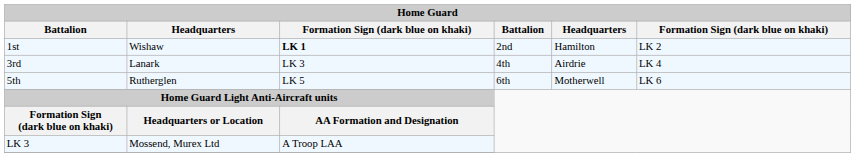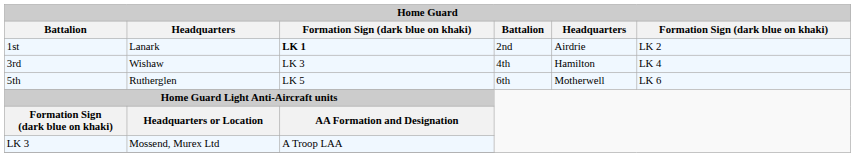(146, 47) Wishaw -> (144, 47) Lanark
(575, 47) Hamilton -> (570, 47) Airdrie
(144, 64) Lanark -> (146, 64) Wishaw
(570, 64) Airdrie -> (575, 64) Hamilton
